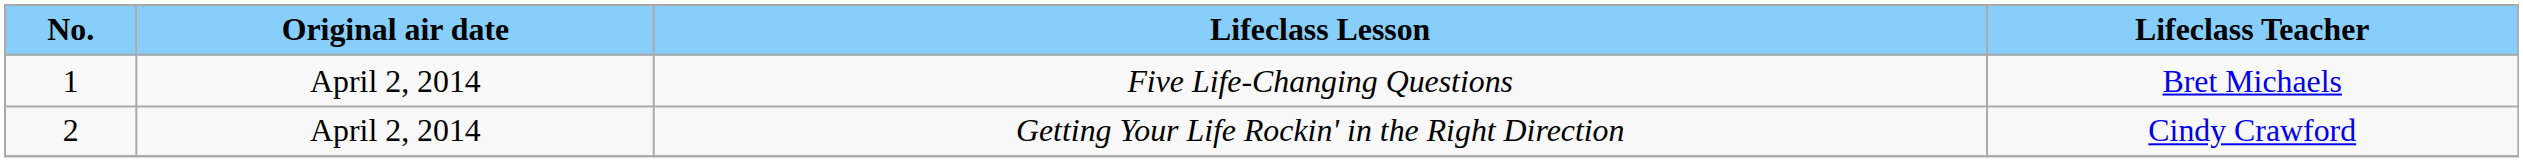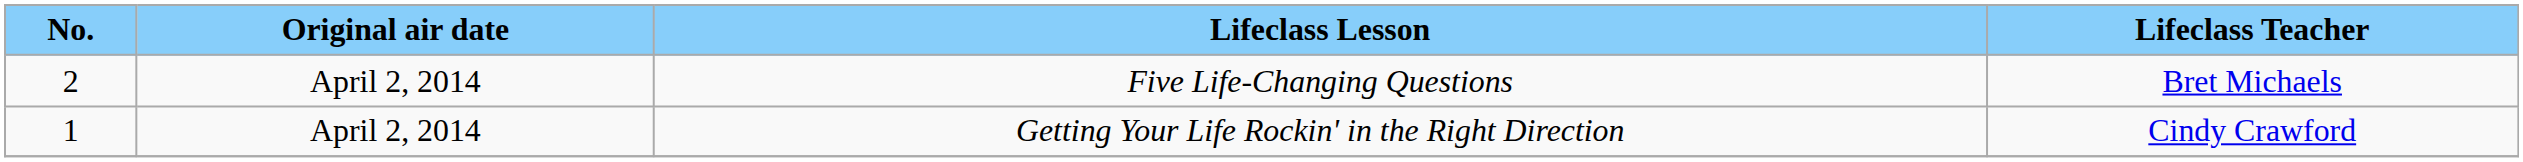(71, 80) 1 -> (71, 80) 2
(71, 130) 2 -> (71, 130) 1
